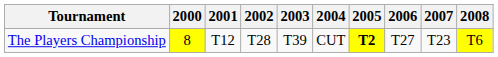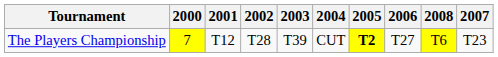columns swapped: (439, 16) <-> (475, 16)
(187, 40) 8 -> (187, 40) 7
